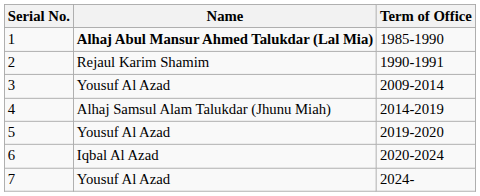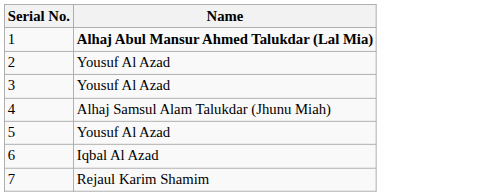- column: (426, 16)
(143, 62) Rejaul Karim Shamim -> (123, 62) Yousuf Al Azad
(123, 179) Yousuf Al Azad -> (143, 179) Rejaul Karim Shamim
